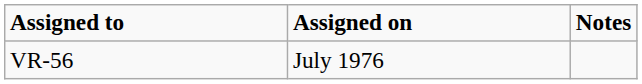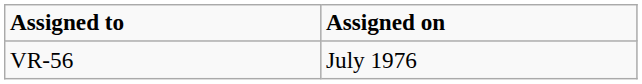- column: (604, 22)
